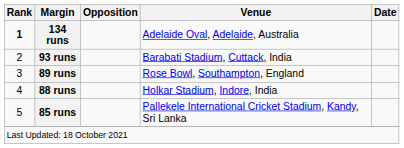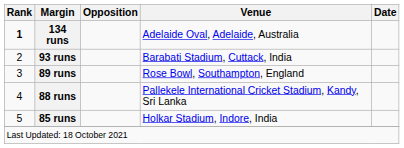(210, 90) Holkar Stadium, Indore, India -> (251, 96) Pallekele International Cricket Stadium, Kandy, Sri Lanka
(251, 112) Pallekele International Cricket Stadium, Kandy, Sri Lanka -> (210, 118) Holkar Stadium, Indore, India
